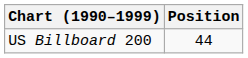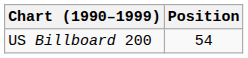(204, 41) 44 -> (204, 41) 54
